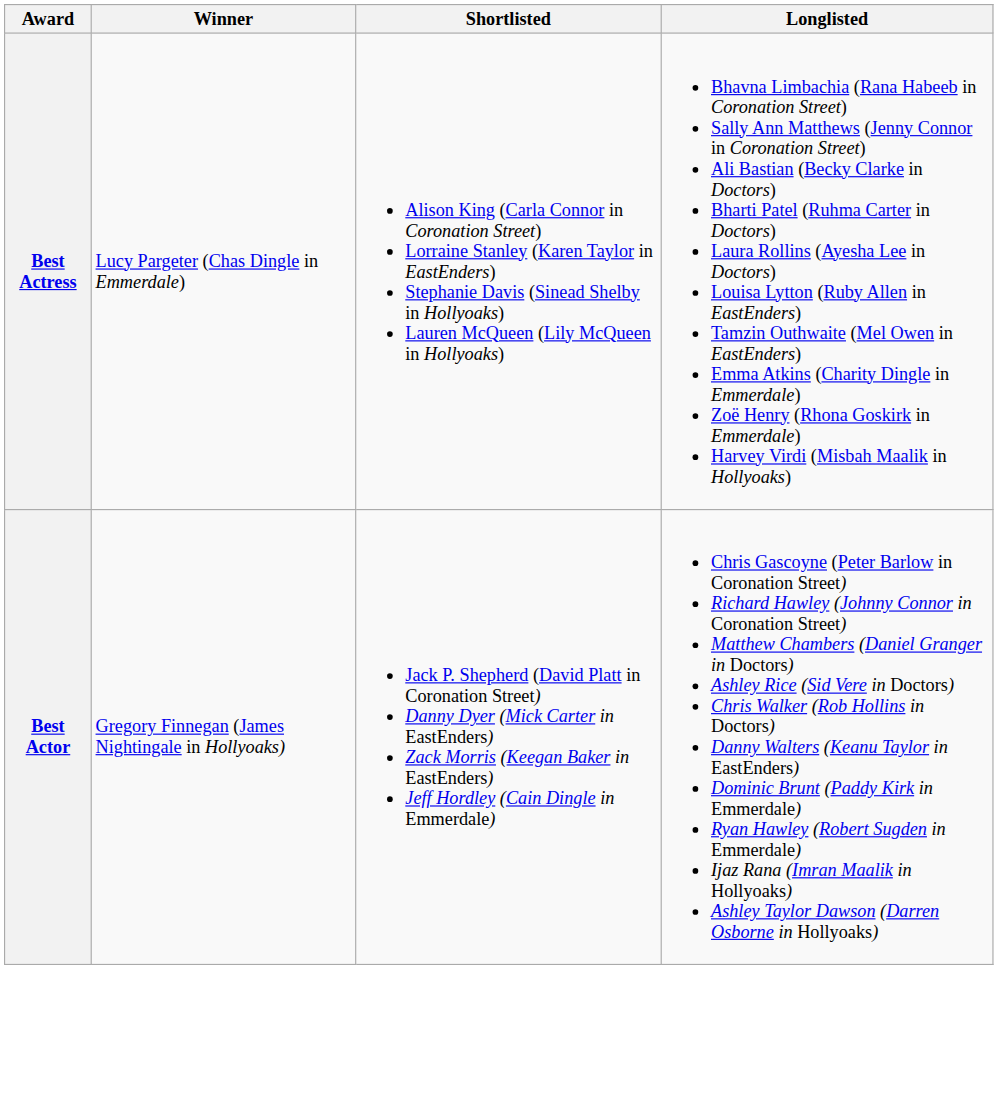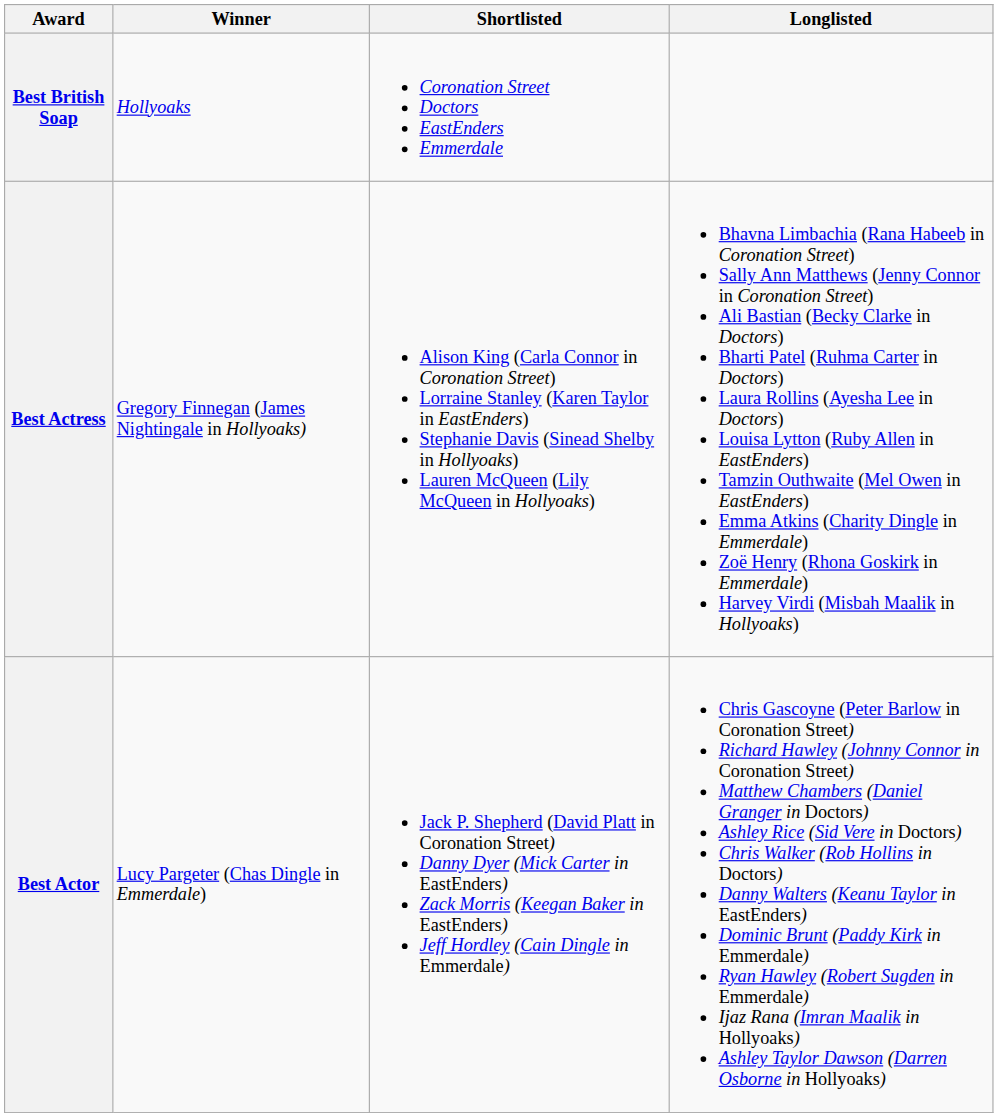+ row: (59, 107)
(207, 271) Lucy Pargeter (Chas Dingle in Emmerdale) -> (211, 418) Gregory Finnegan (James Nightingale in Hollyoaks)
(190, 736) Gregory Finnegan (James Nightingale in Hollyoaks) -> (228, 884) Lucy Pargeter (Chas Dingle in Emmerdale)
